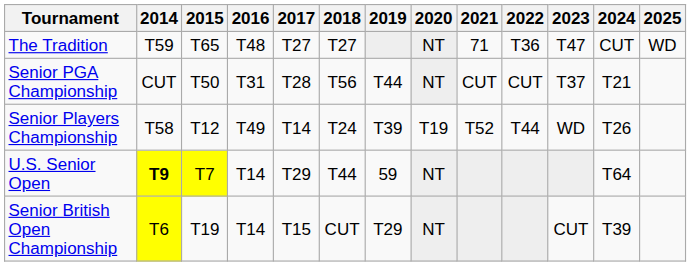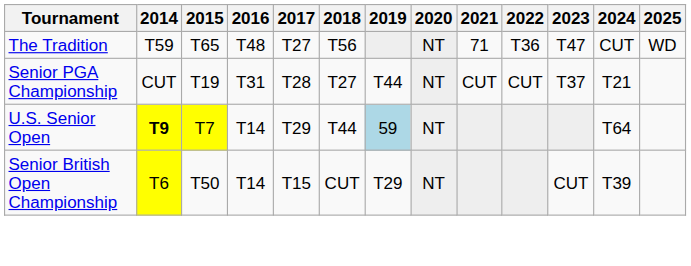(342, 45) T27 -> (342, 45) T56
(205, 82) T50 -> (205, 82) T19
(342, 82) T56 -> (342, 82) T27
- row: (64, 128)
(388, 174) no background -> (388, 128) lightblue background
(205, 229) T19 -> (205, 183) T50
